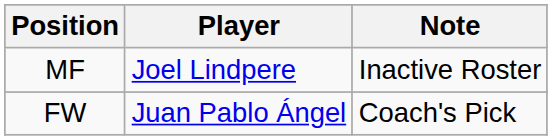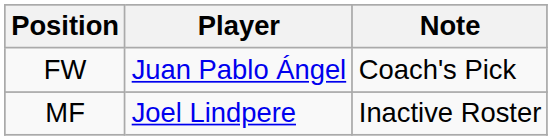rows swapped: (65, 112) <-> (65, 69)
